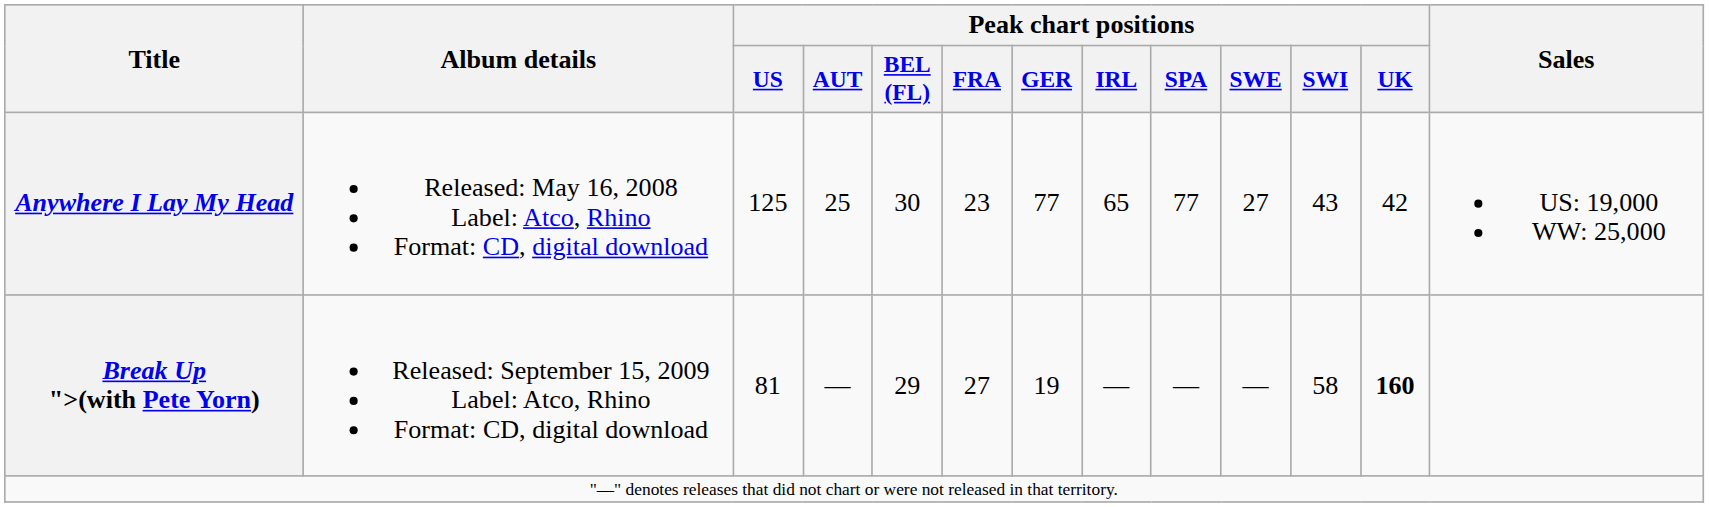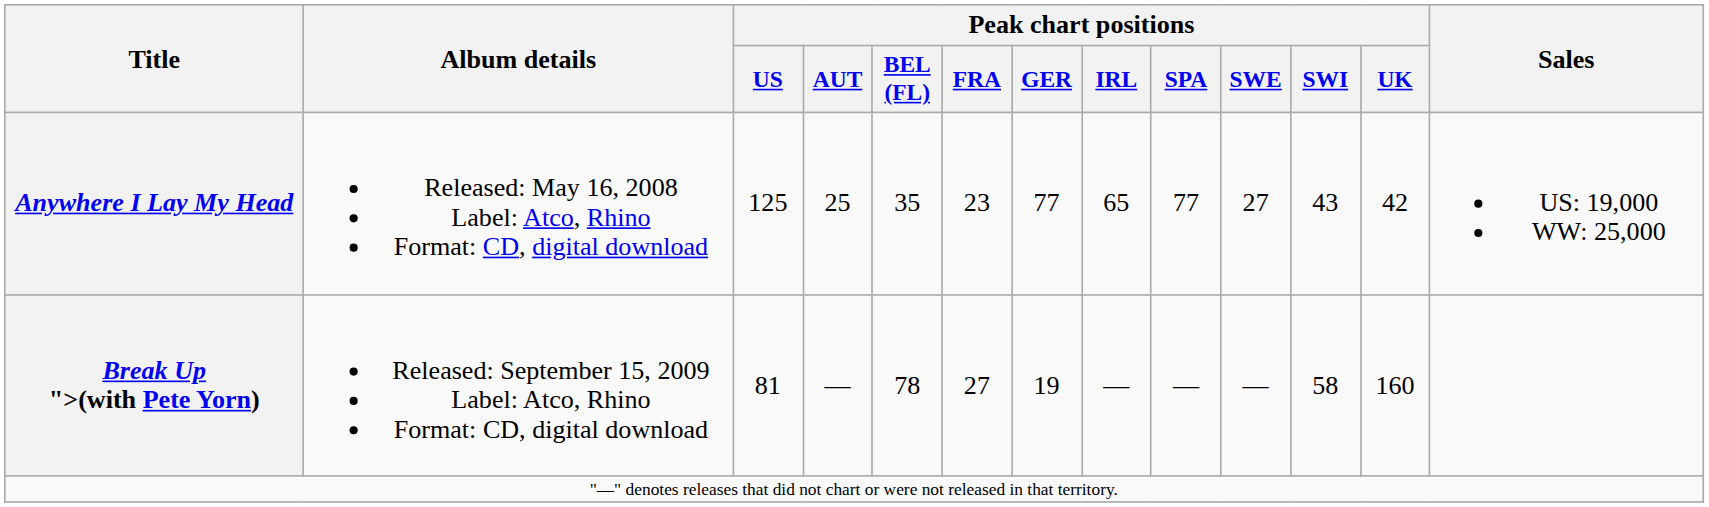(907, 203) 30 -> (907, 203) 35
(907, 384) 29 -> (907, 384) 78
(1395, 384) bold -> (1395, 384) normal
